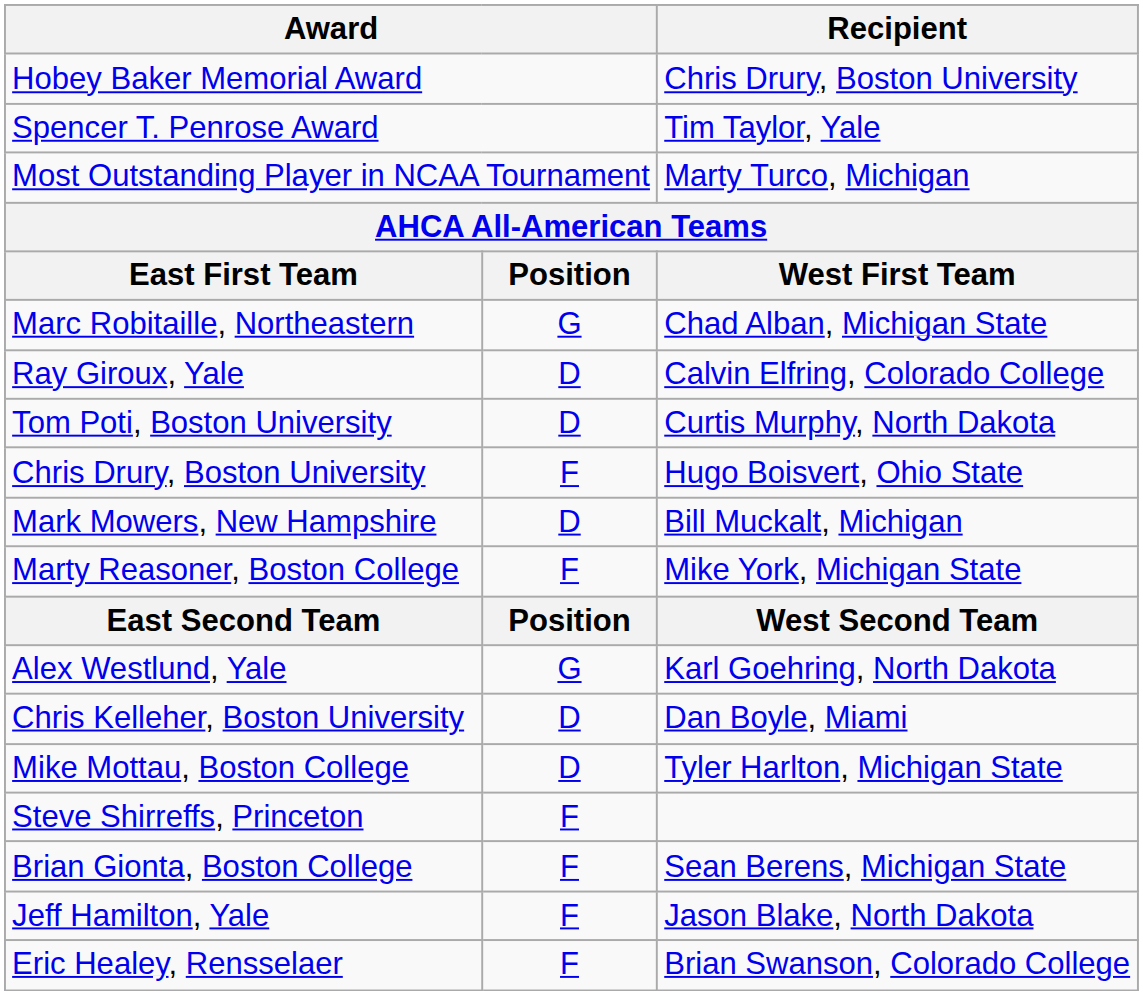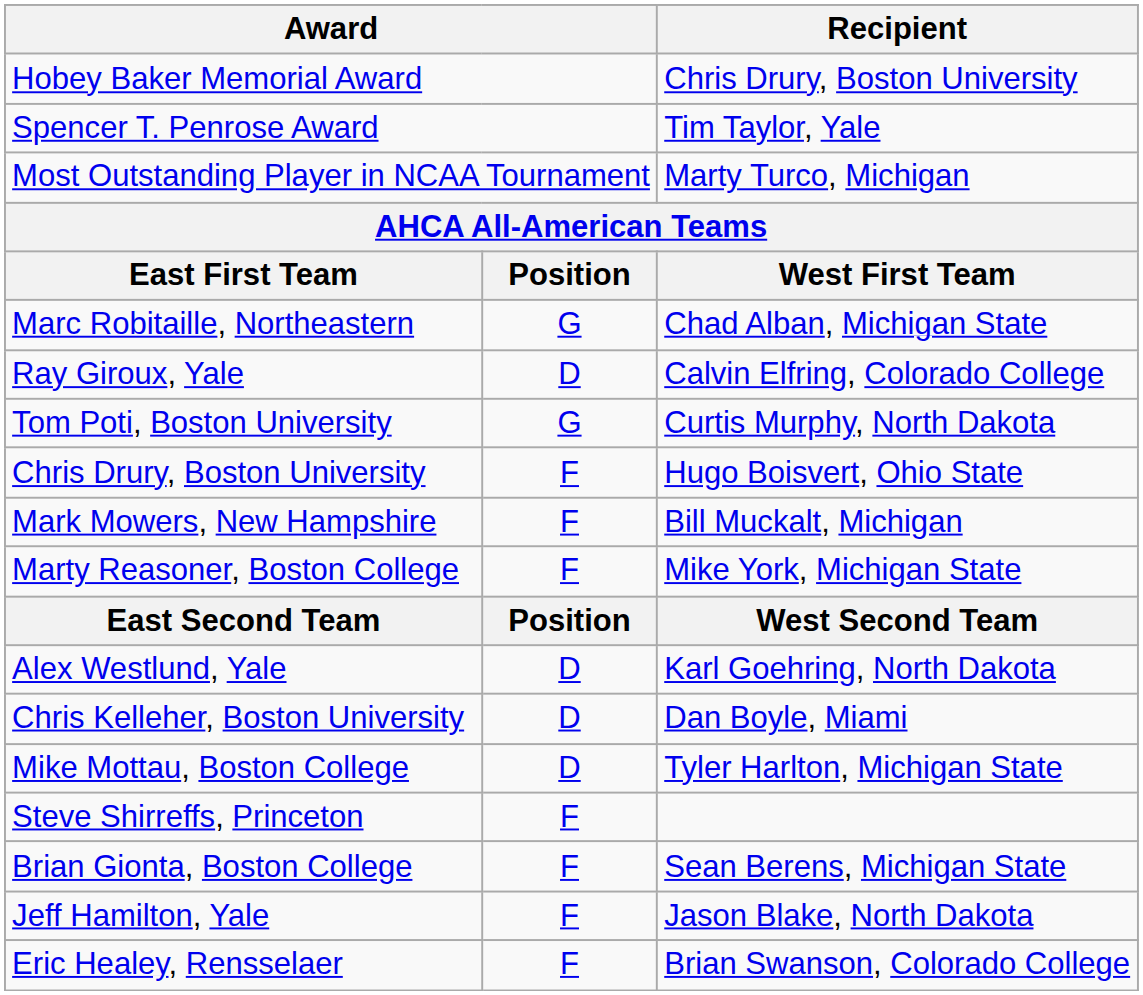(570, 422) D -> (569, 422) G
(570, 521) D -> (570, 521) F
(569, 669) G -> (570, 669) D
